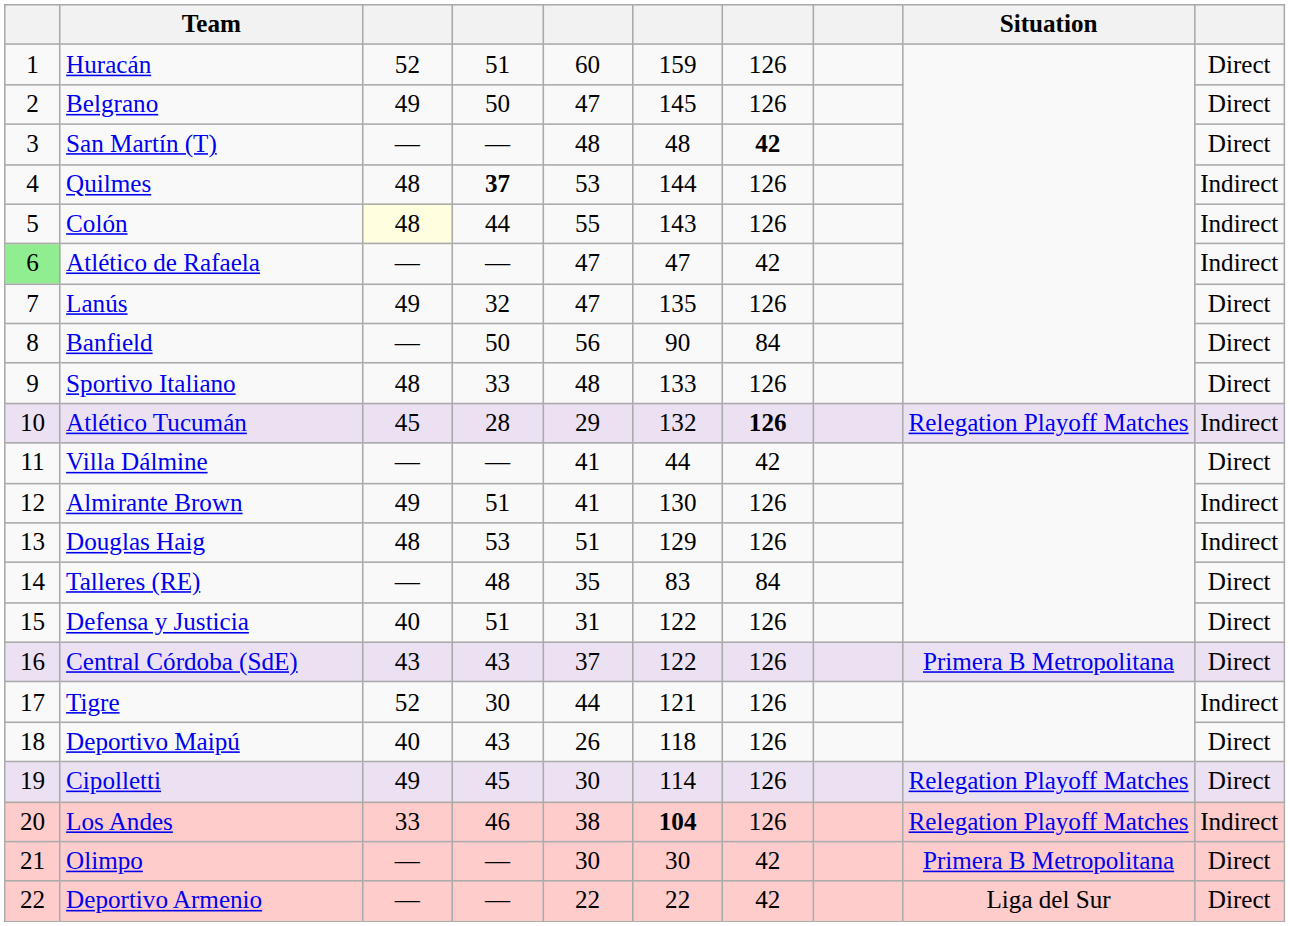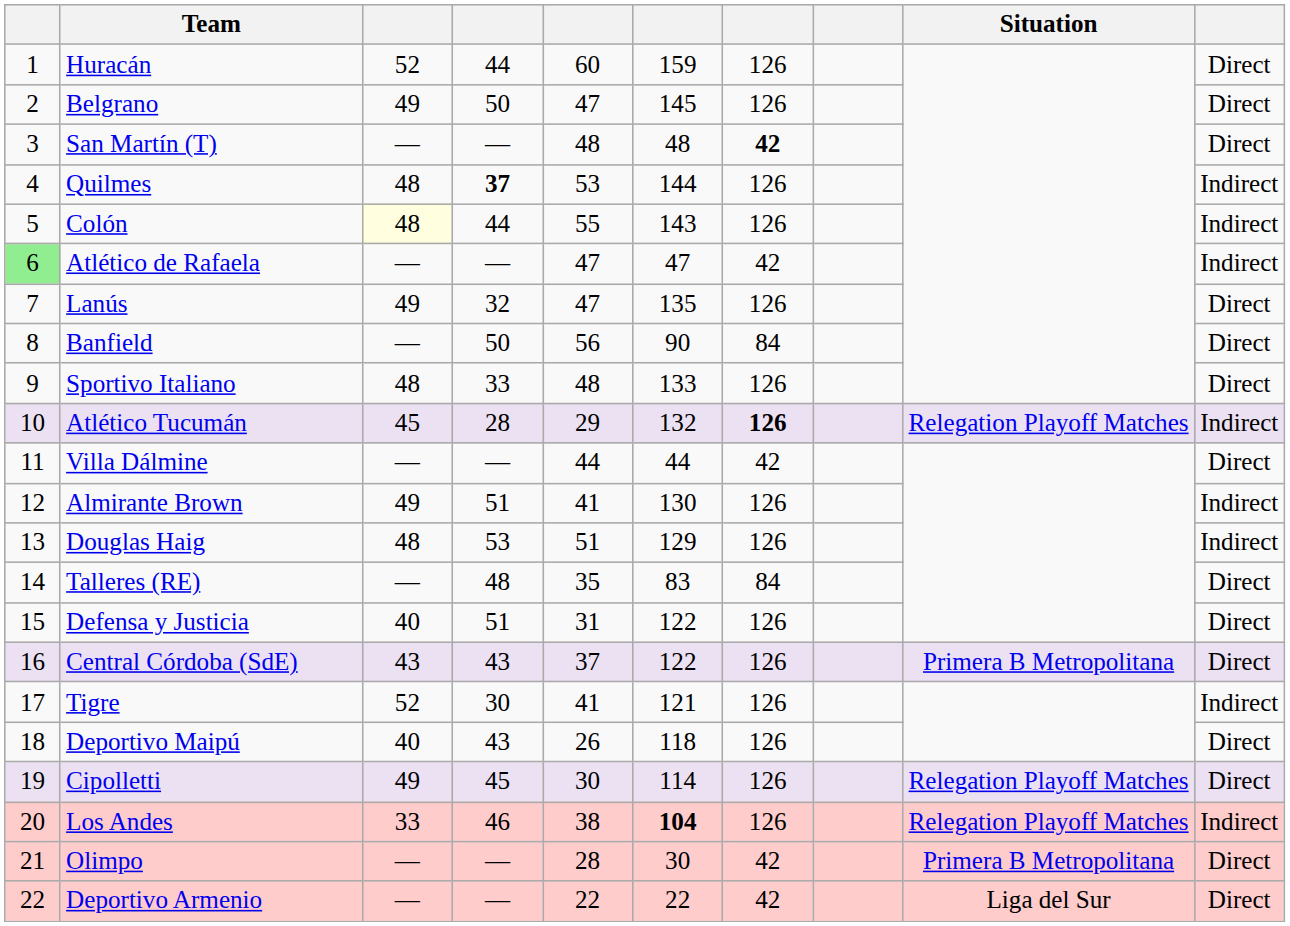(497, 64) 51 -> (497, 64) 44
(588, 462) 41 -> (588, 462) 44
(588, 701) 44 -> (588, 701) 41
(588, 861) 30 -> (588, 861) 28
